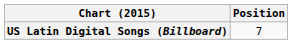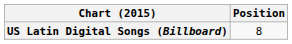(259, 31) 7 -> (259, 31) 8
